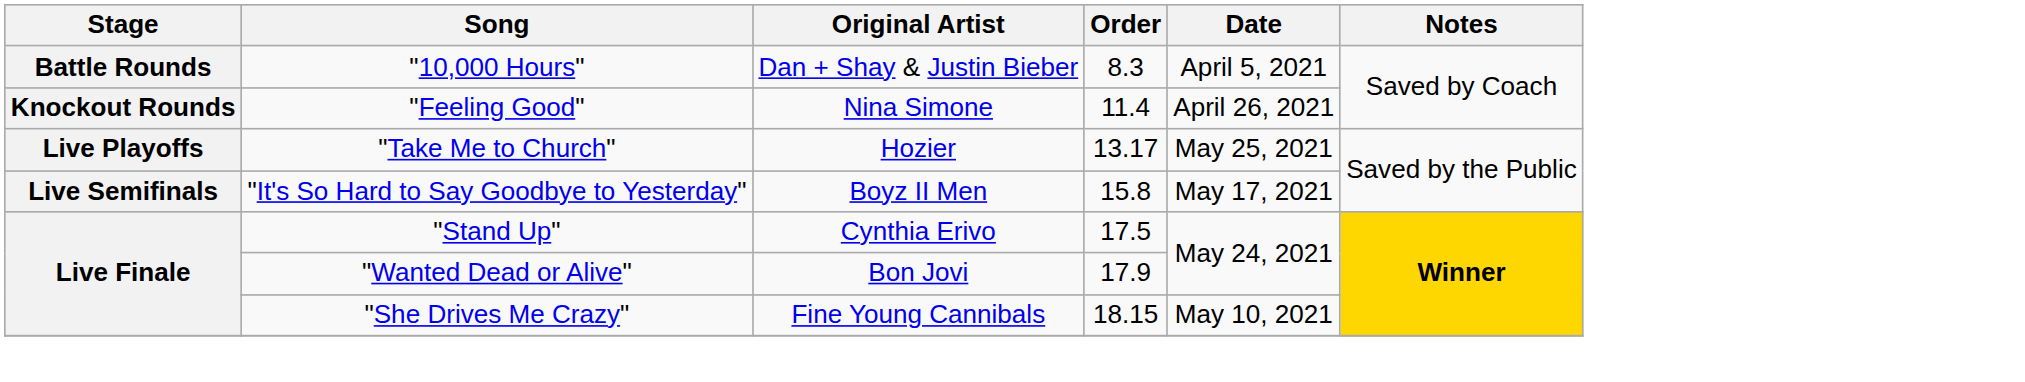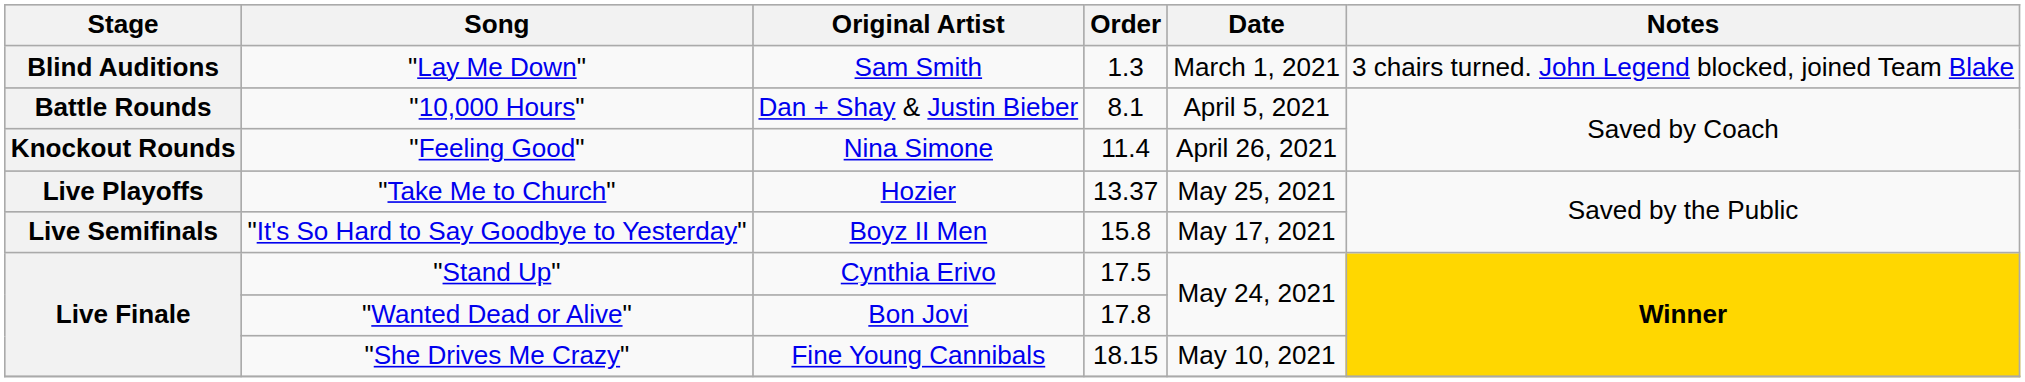+ row: (497, 66)
(1126, 66) 8.3 -> (1126, 107) 8.1
(1126, 149) 13.17 -> (1126, 190) 13.37
(1126, 273) 17.9 -> (1126, 314) 17.8
